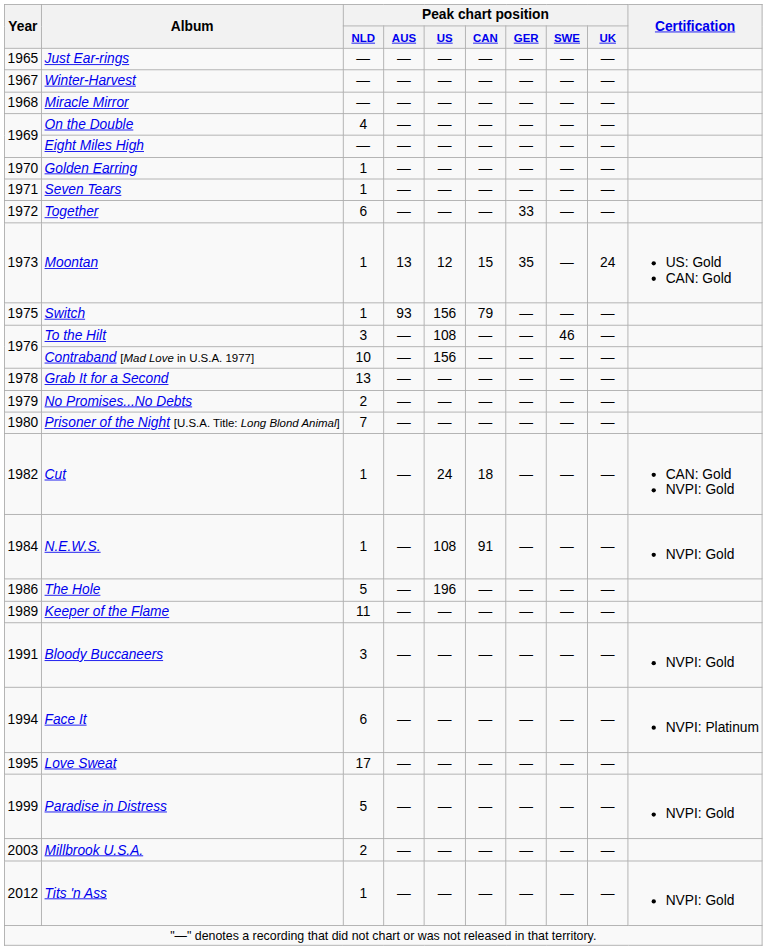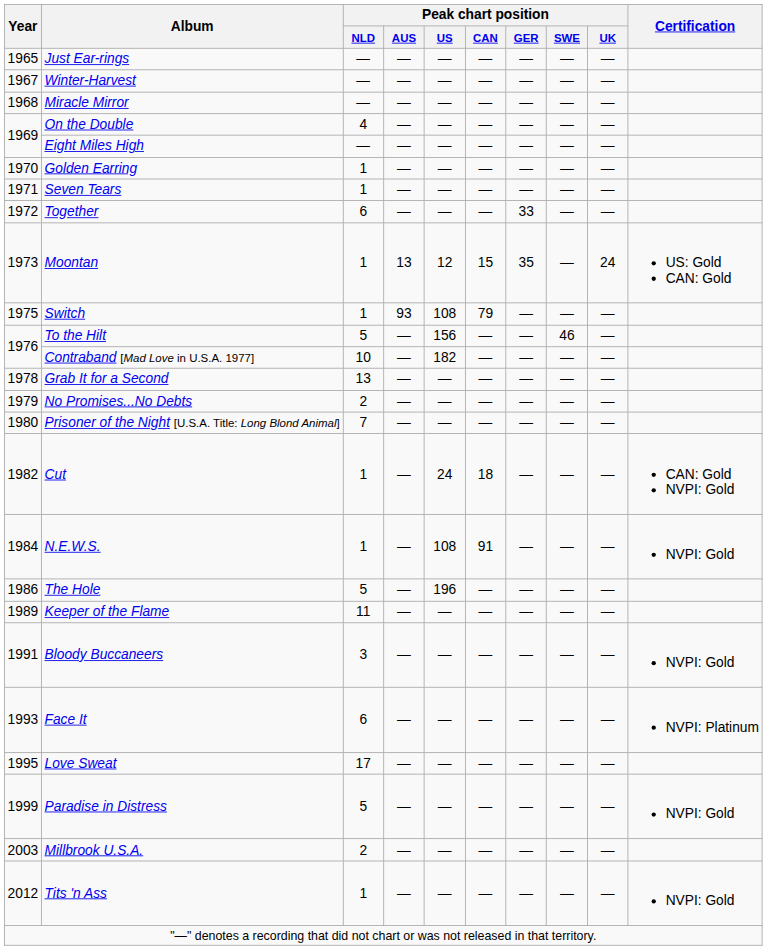(445, 313) 156 -> (445, 313) 108
(363, 335) 3 -> (363, 335) 5
(445, 335) 108 -> (445, 335) 156
(445, 357) 156 -> (445, 357) 182
(23, 719) 1994 -> (23, 719) 1993
